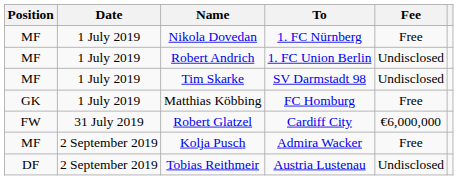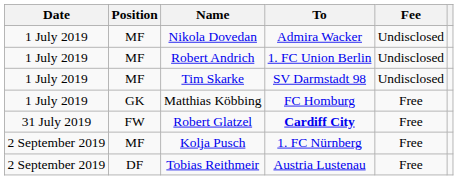columns swapped: (109, 15) <-> (31, 15)
(320, 36) 1. FC Nürnberg -> (320, 36) Admira Wacker
(411, 36) Free -> (411, 36) Undisclosed
(320, 121) normal -> (320, 121) bold
(411, 121) €6,000,000 -> (411, 121) Free
(320, 143) Admira Wacker -> (320, 143) 1. FC Nürnberg
(411, 164) Undisclosed -> (411, 164) Free
